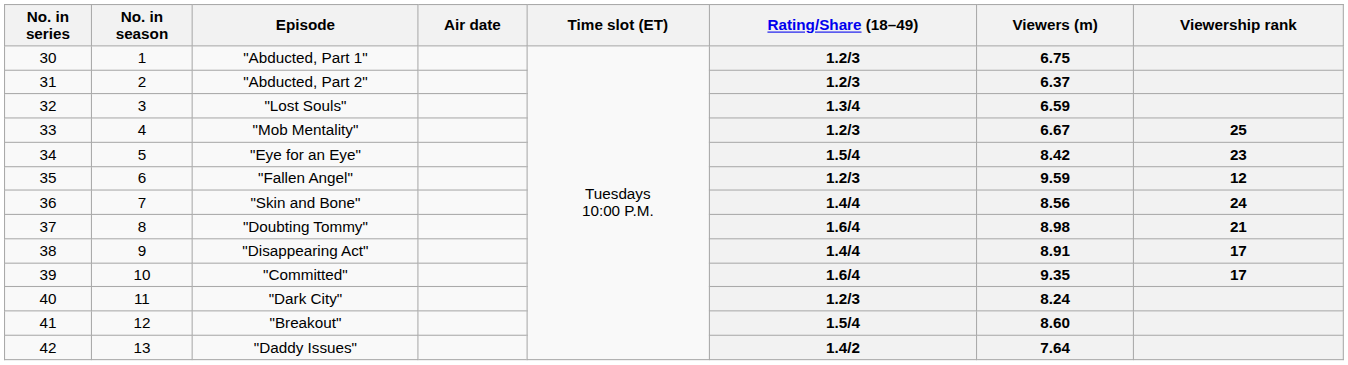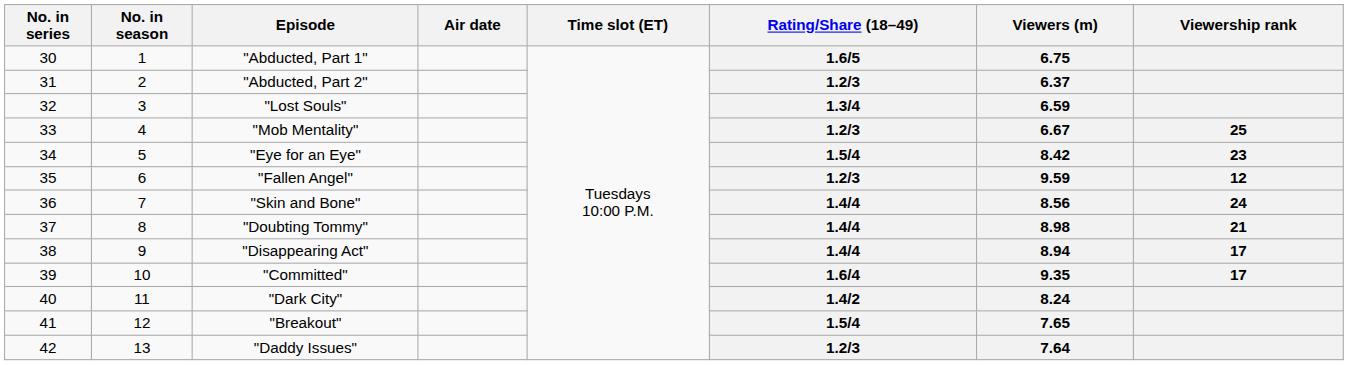(843, 58) 1.2/3 -> (843, 58) 1.6/5
(843, 227) 1.6/4 -> (843, 227) 1.4/4
(1055, 251) 8.91 -> (1055, 251) 8.94
(843, 299) 1.2/3 -> (843, 299) 1.4/2
(1055, 323) 8.60 -> (1055, 323) 7.65
(843, 347) 1.4/2 -> (843, 347) 1.2/3
